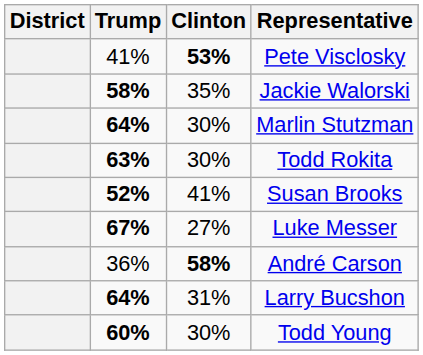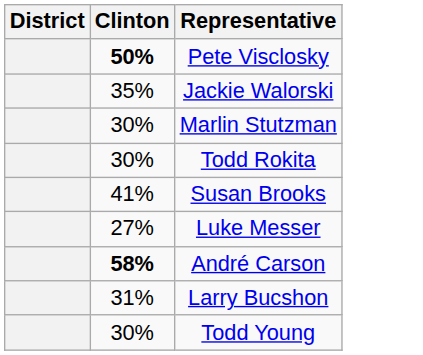- column: (128, 21)
(209, 56) 53% -> (132, 56) 50%
